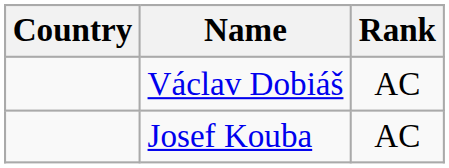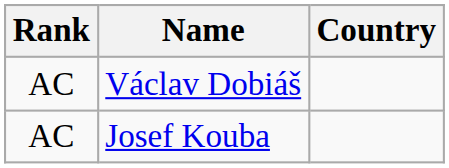columns swapped: (397, 30) <-> (72, 30)
